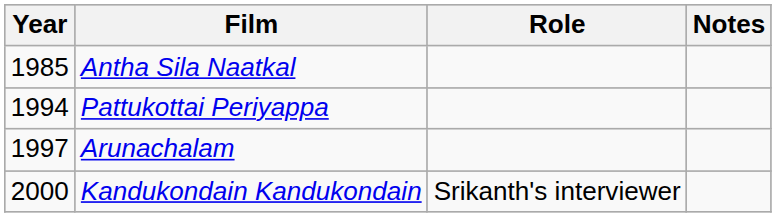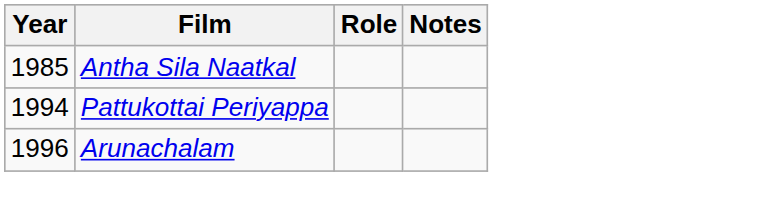(40, 149) 1997 -> (40, 149) 1996
- row: (251, 190)
